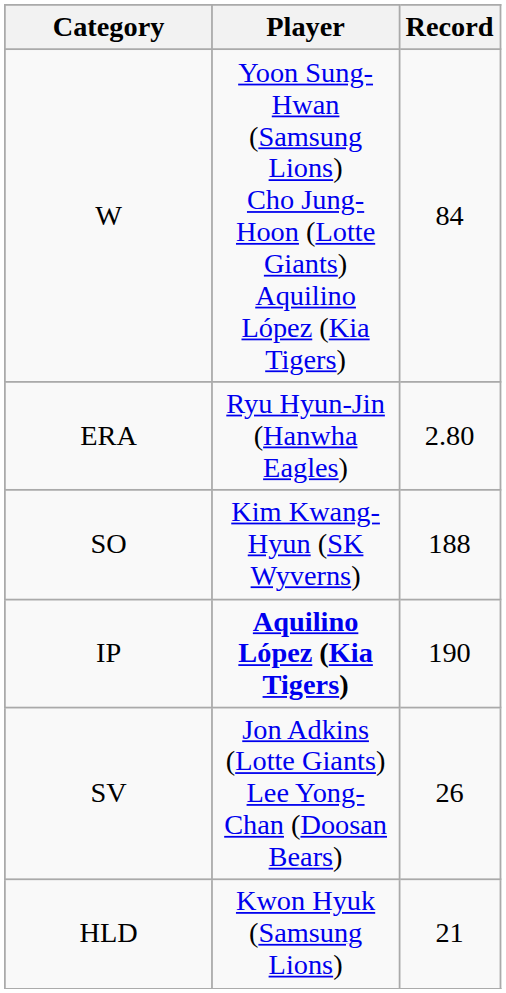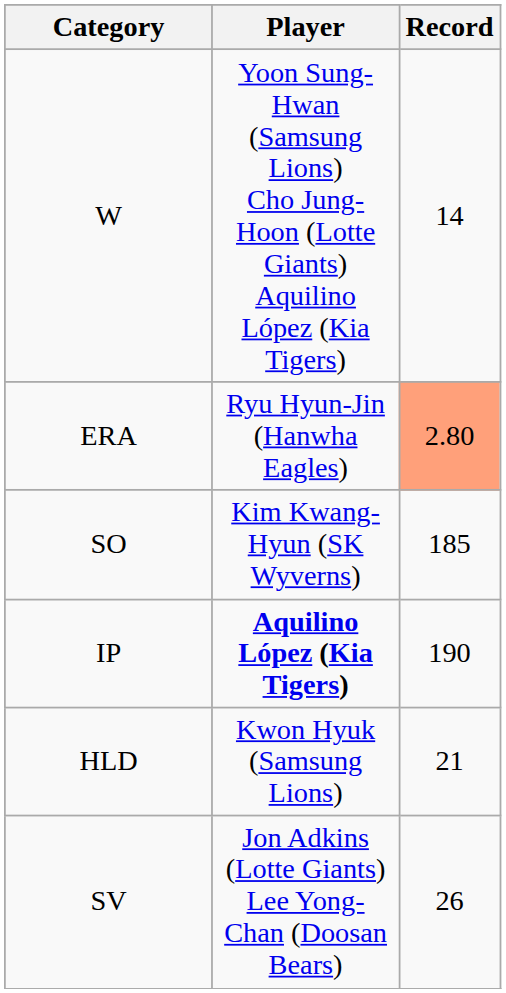(450, 215) 84 -> (450, 215) 14
(450, 435) no background -> (450, 435) lightsalmon background
(450, 544) 188 -> (450, 544) 185
rows swapped: (109, 793) <-> (109, 933)
